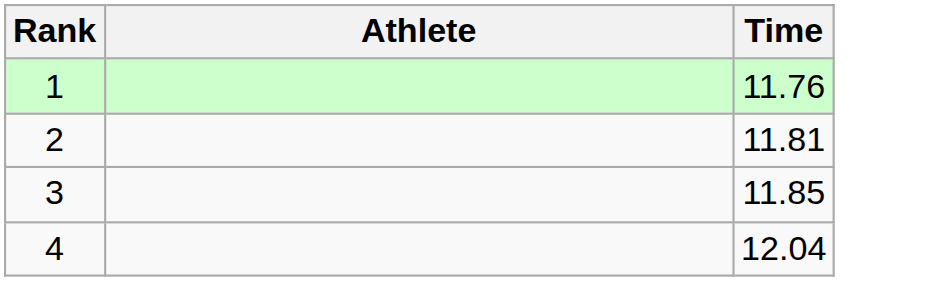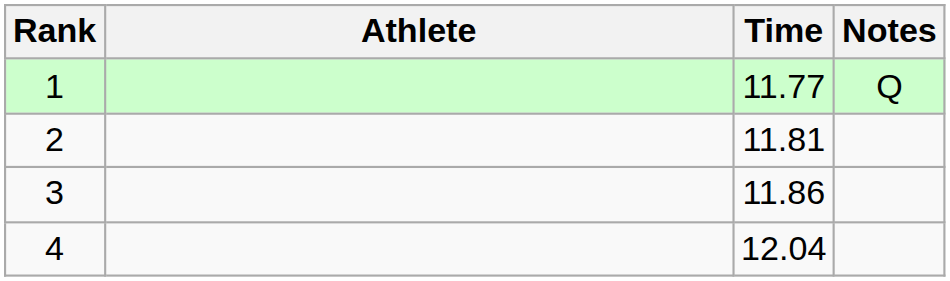+ column: (889, 31)
(784, 85) 11.76 -> (784, 85) 11.77
(784, 193) 11.85 -> (784, 193) 11.86
